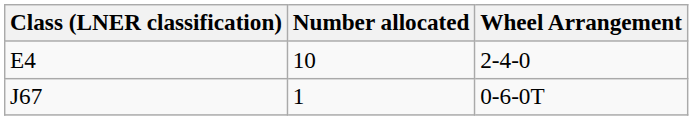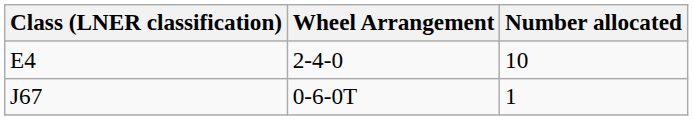columns swapped: (581, 22) <-> (381, 22)
